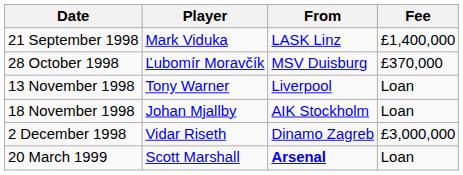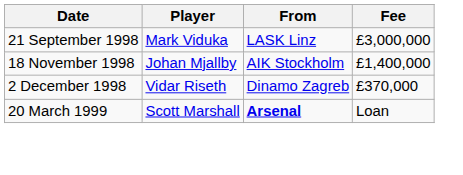(418, 39) £1,400,000 -> (393, 39) £3,000,000
- row: (63, 63)
- row: (71, 87)
(397, 110) Loan -> (393, 63) £1,400,000
(418, 134) £3,000,000 -> (387, 87) £370,000
